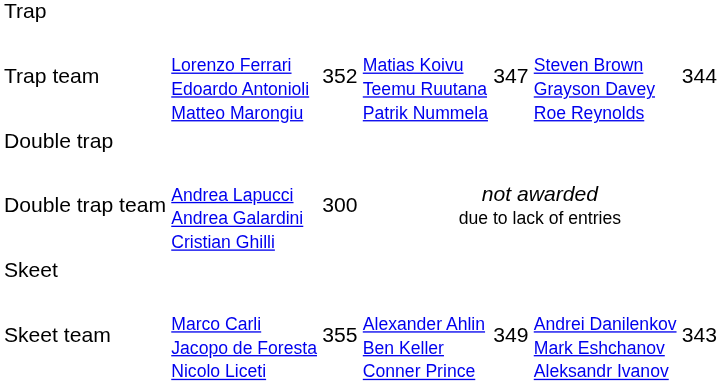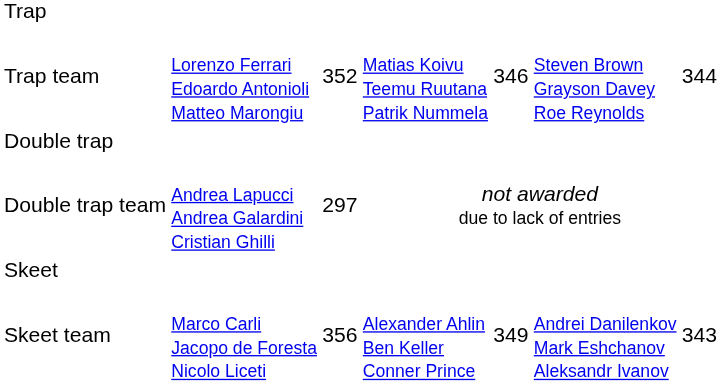(511, 76) 347 -> (511, 76) 346
(340, 205) 300 -> (340, 205) 297
(340, 335) 355 -> (340, 335) 356
